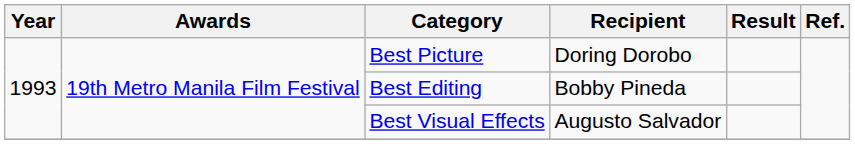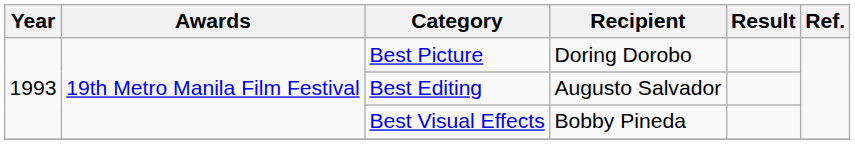(620, 88) Bobby Pineda -> (638, 88) Augusto Salvador
(638, 121) Augusto Salvador -> (620, 121) Bobby Pineda
